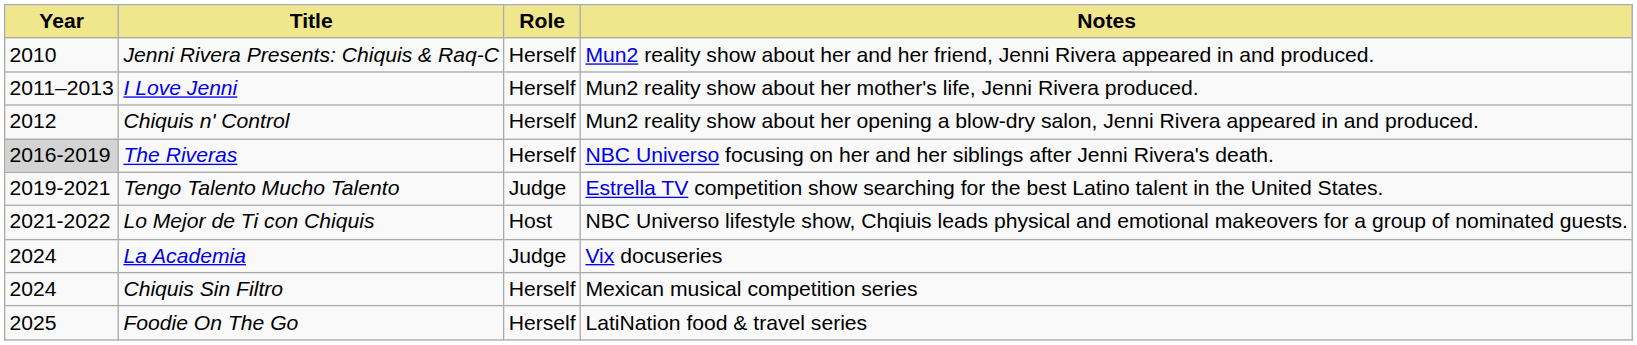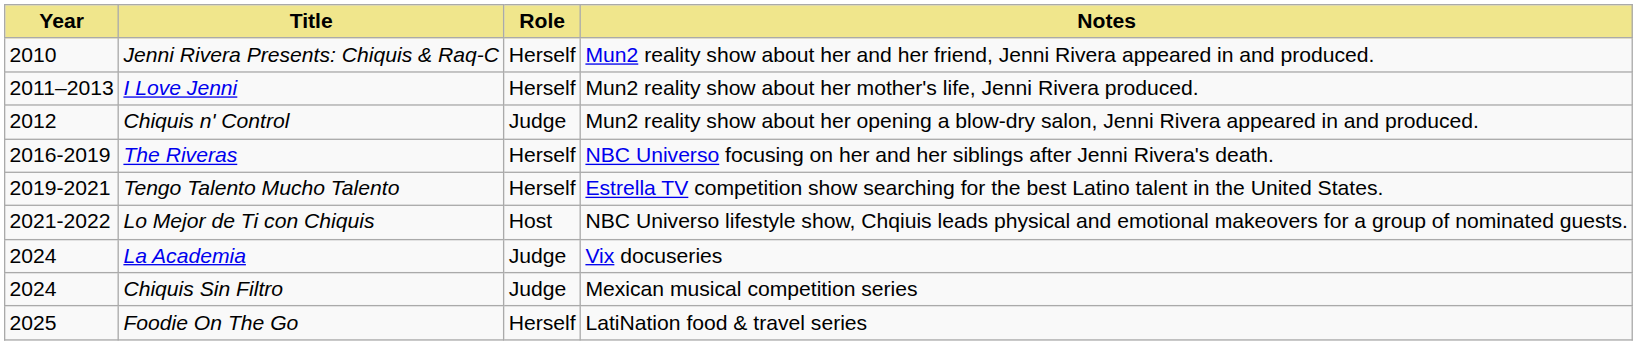(542, 121) Herself -> (538, 121) Judge
(60, 155) lightgrey background -> (60, 155) no background
(538, 188) Judge -> (542, 188) Herself
(542, 289) Herself -> (538, 289) Judge
